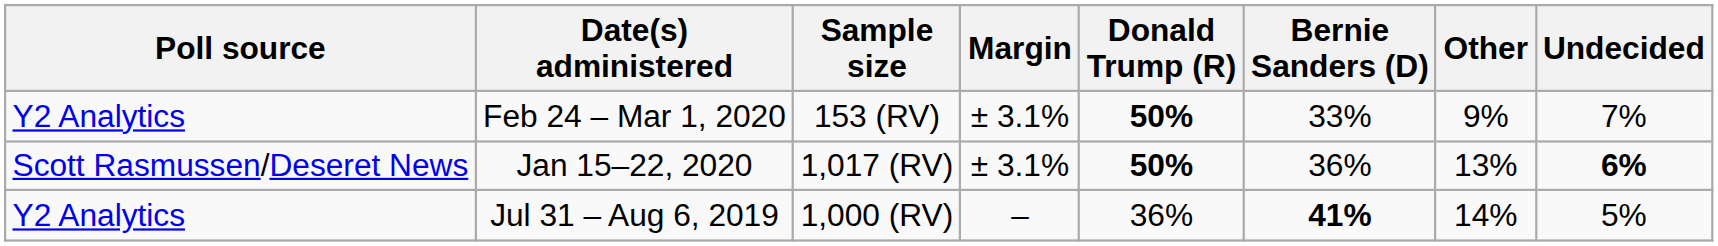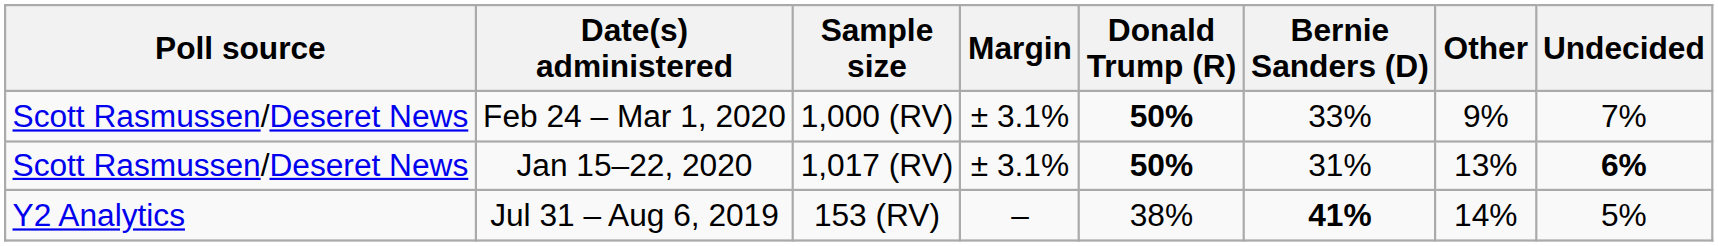(99, 116) Y2 Analytics -> (240, 116) Scott Rasmussen/Deseret News
(877, 116) 153 (RV) -> (877, 116) 1,000 (RV)
(1340, 166) 36% -> (1340, 166) 31%
(877, 216) 1,000 (RV) -> (877, 216) 153 (RV)
(1161, 216) 36% -> (1161, 216) 38%
